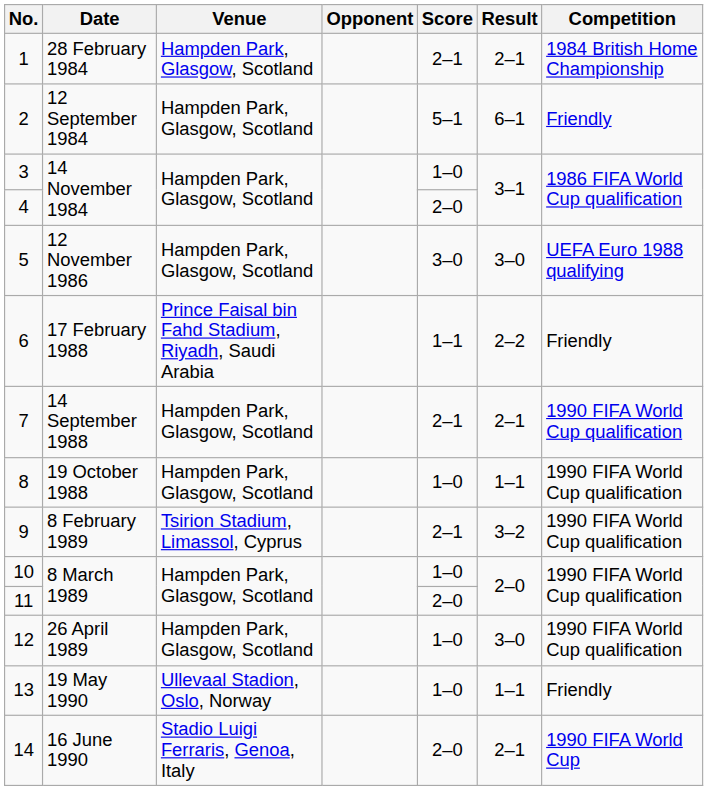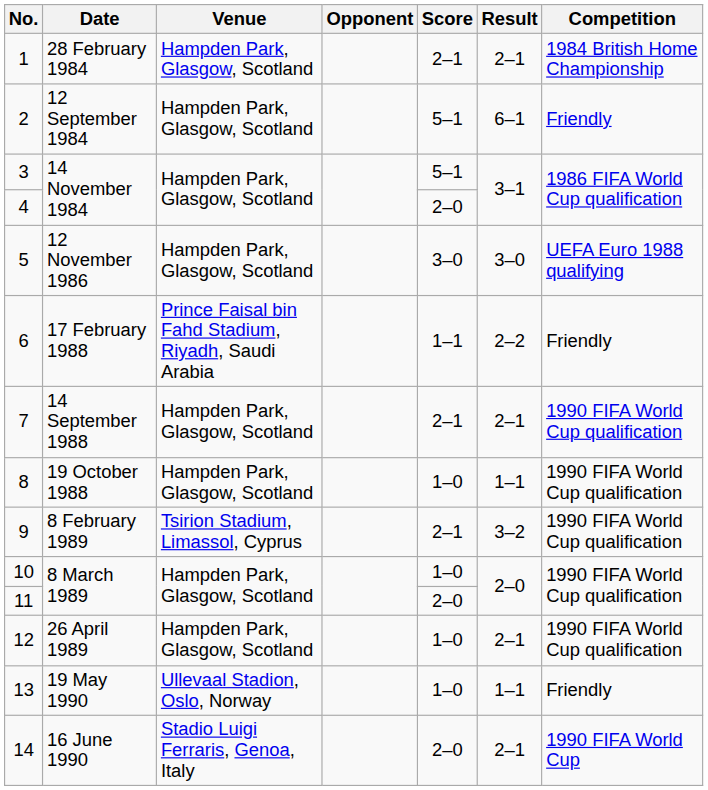(447, 171) 1–0 -> (447, 171) 5–1
(510, 640) 3–0 -> (510, 640) 2–1
